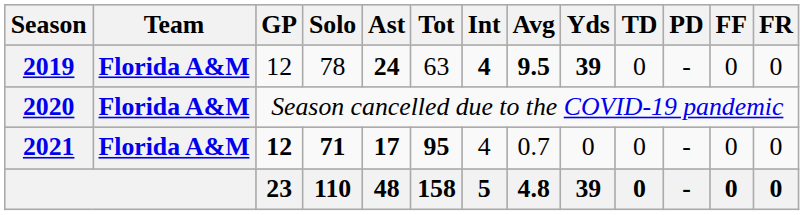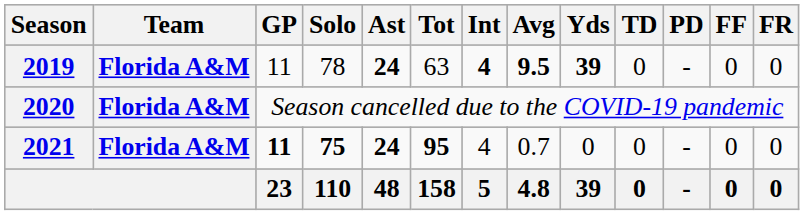(279, 65) 12 -> (279, 65) 11
(279, 147) 12 -> (279, 147) 11
(333, 147) 71 -> (333, 147) 75
(387, 147) 17 -> (387, 147) 24
